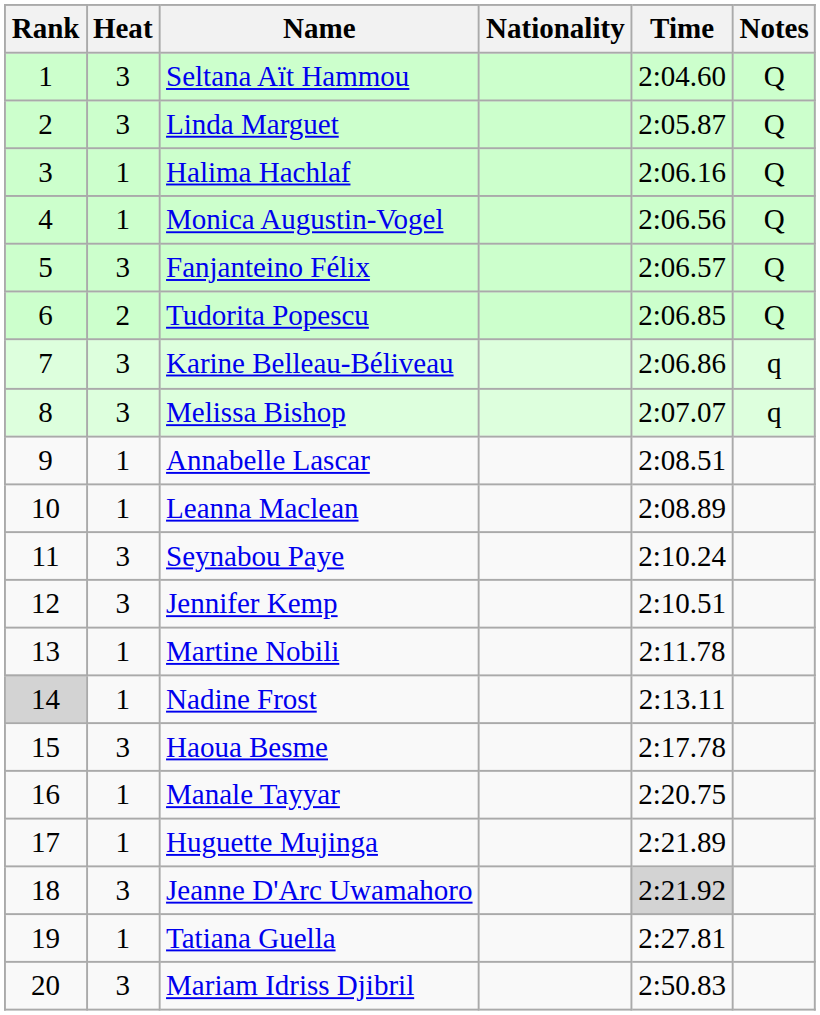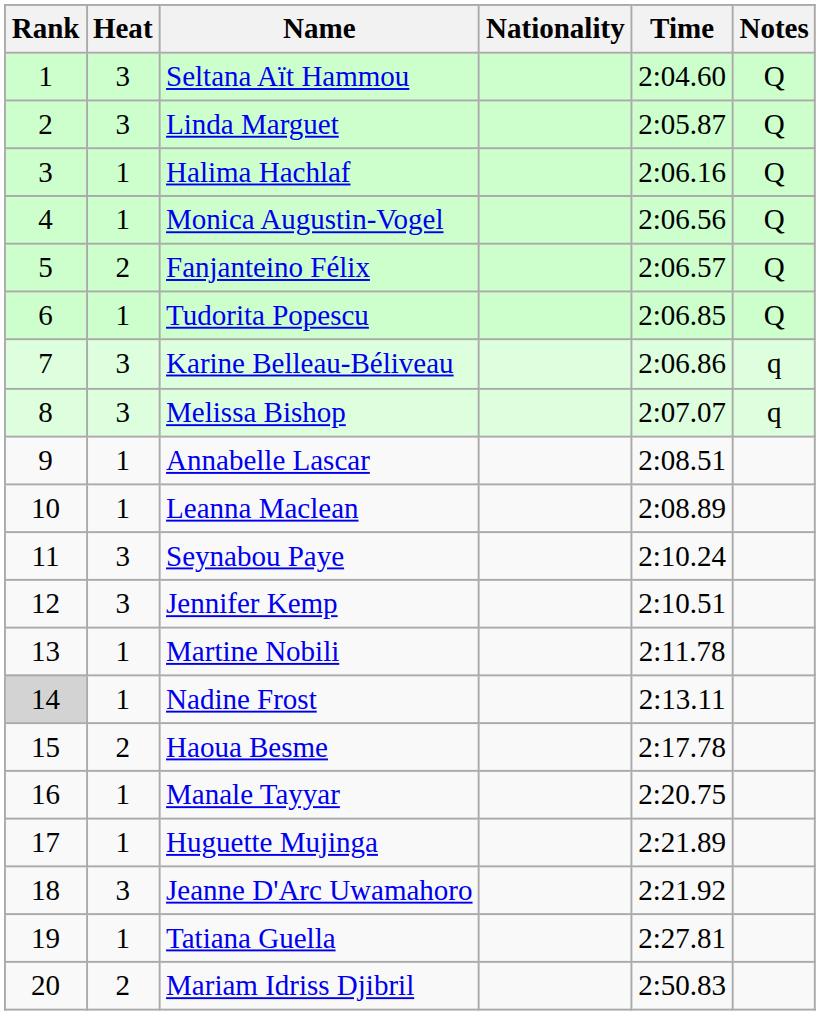(123, 267) 3 -> (123, 267) 2
(123, 315) 2 -> (123, 315) 1
(123, 746) 3 -> (123, 746) 2
(682, 890) lightgrey background -> (682, 890) no background
(123, 986) 3 -> (123, 986) 2
